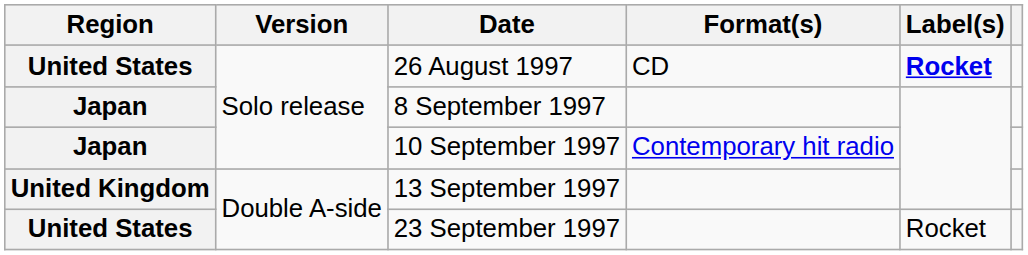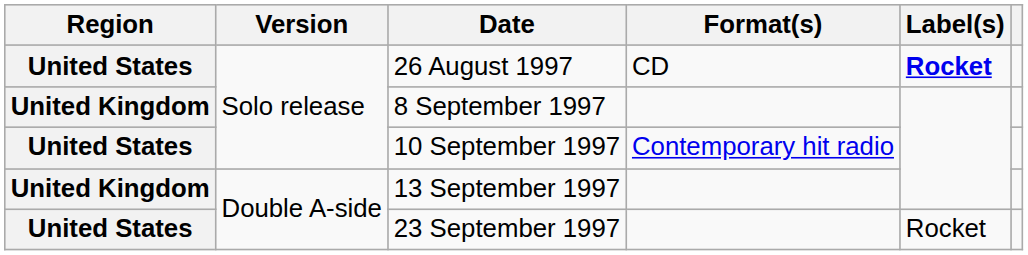(110, 106) Japan -> (110, 106) United Kingdom
(110, 147) Japan -> (110, 147) United States
